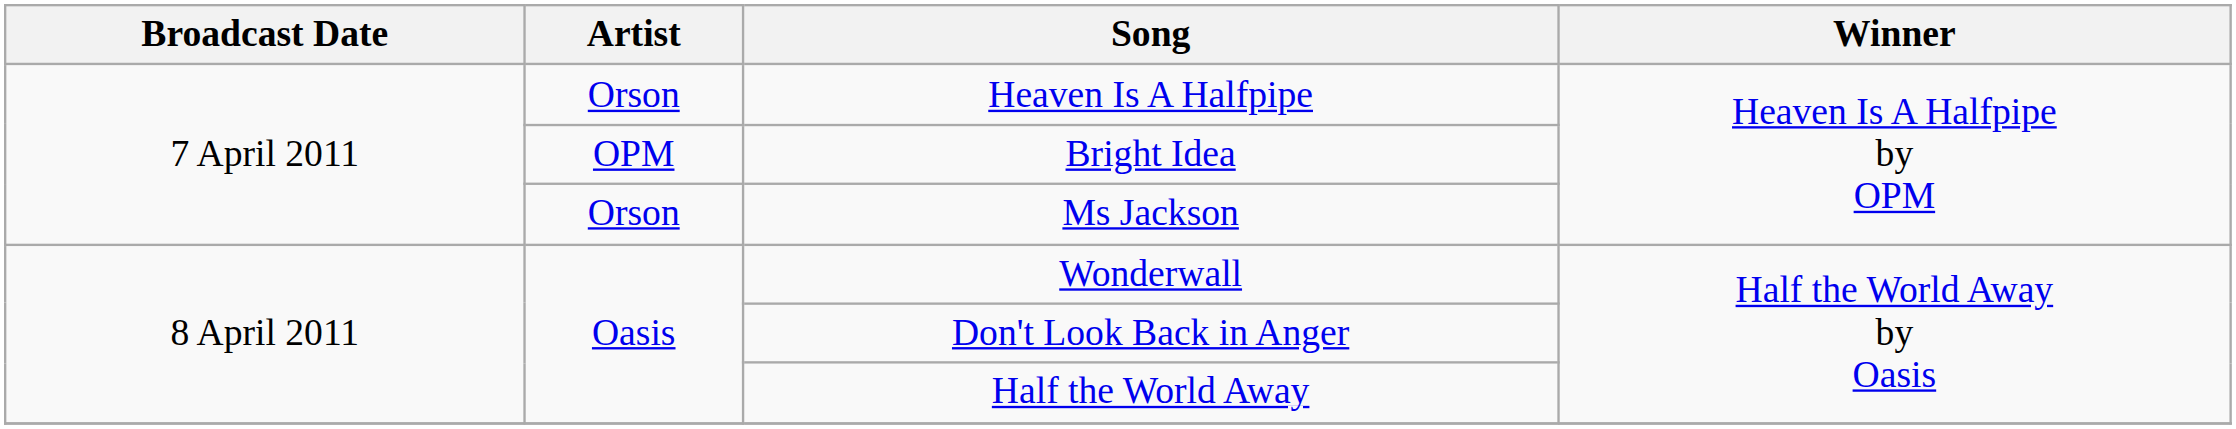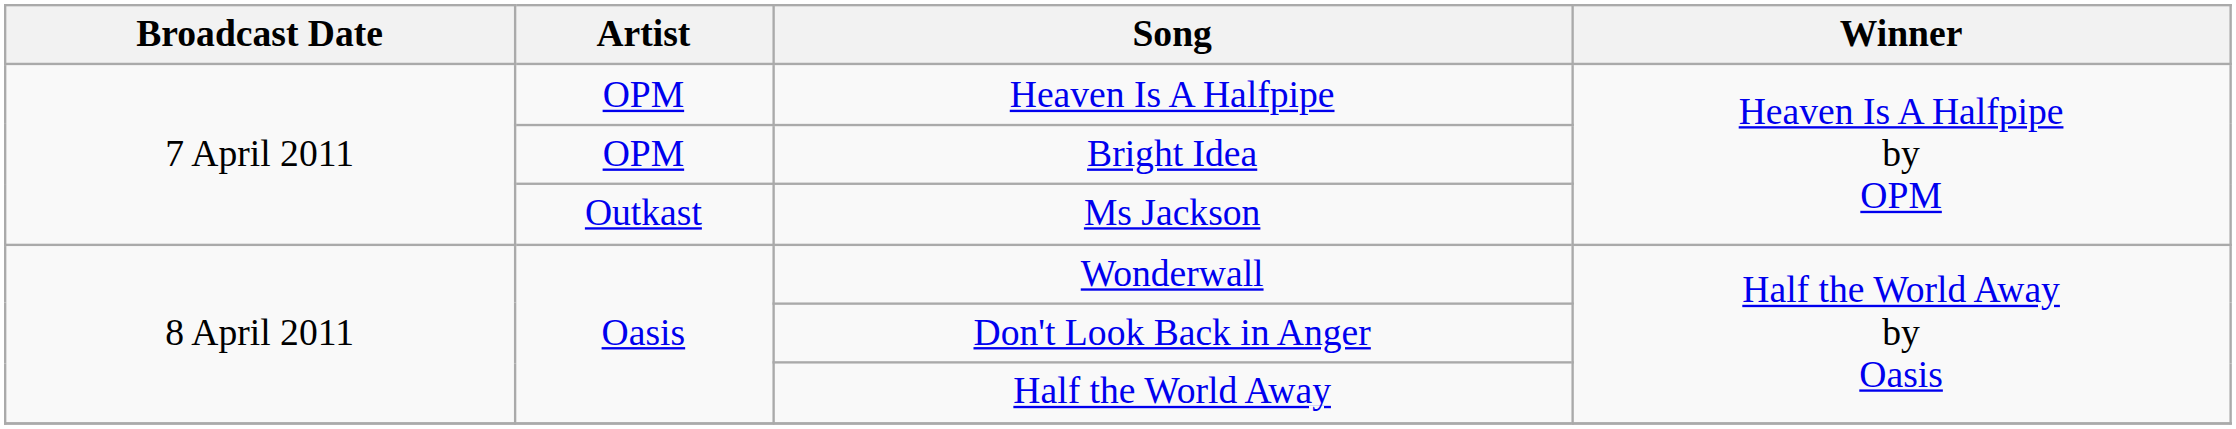(634, 93) Orson -> (643, 93) OPM
(634, 213) Orson -> (643, 213) Outkast
